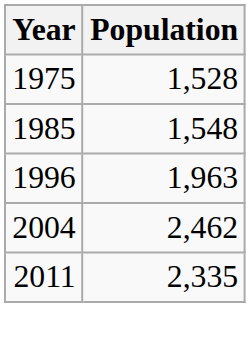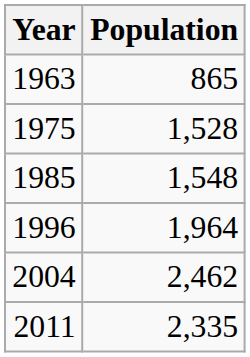+ row: (44, 79)
(202, 177) 1,963 -> (202, 227) 1,964
